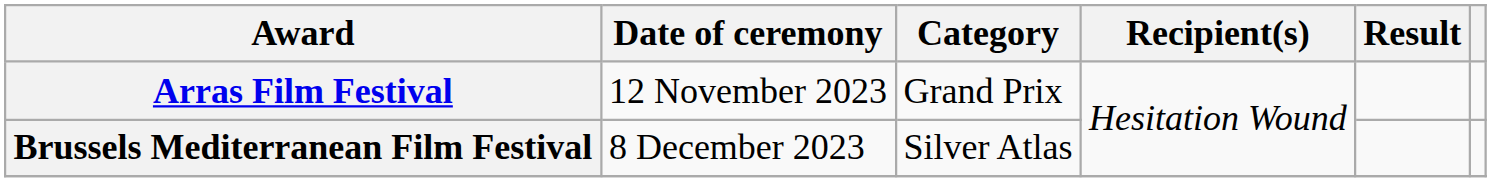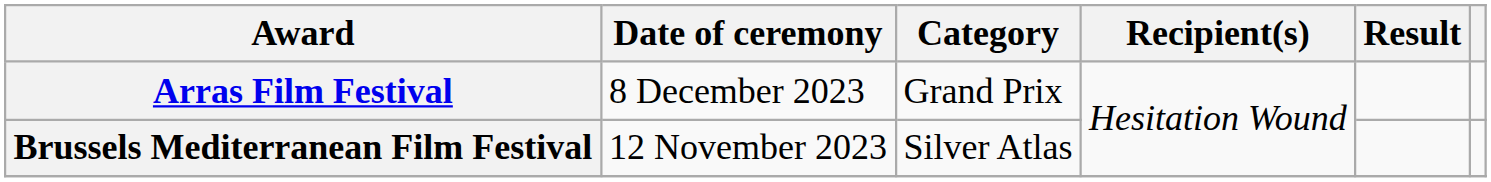(748, 90) 12 November 2023 -> (737, 90) 8 December 2023
(737, 147) 8 December 2023 -> (748, 147) 12 November 2023
